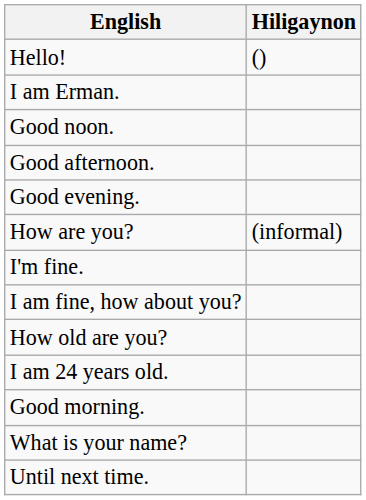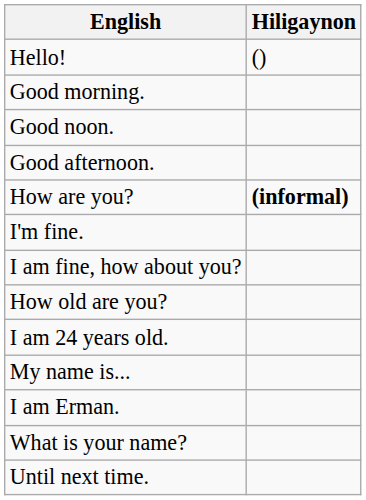rows swapped: (77, 407) <-> (65, 92)
- row: (75, 197)
(297, 232) normal -> (300, 197) bold
+ row: (70, 372)
